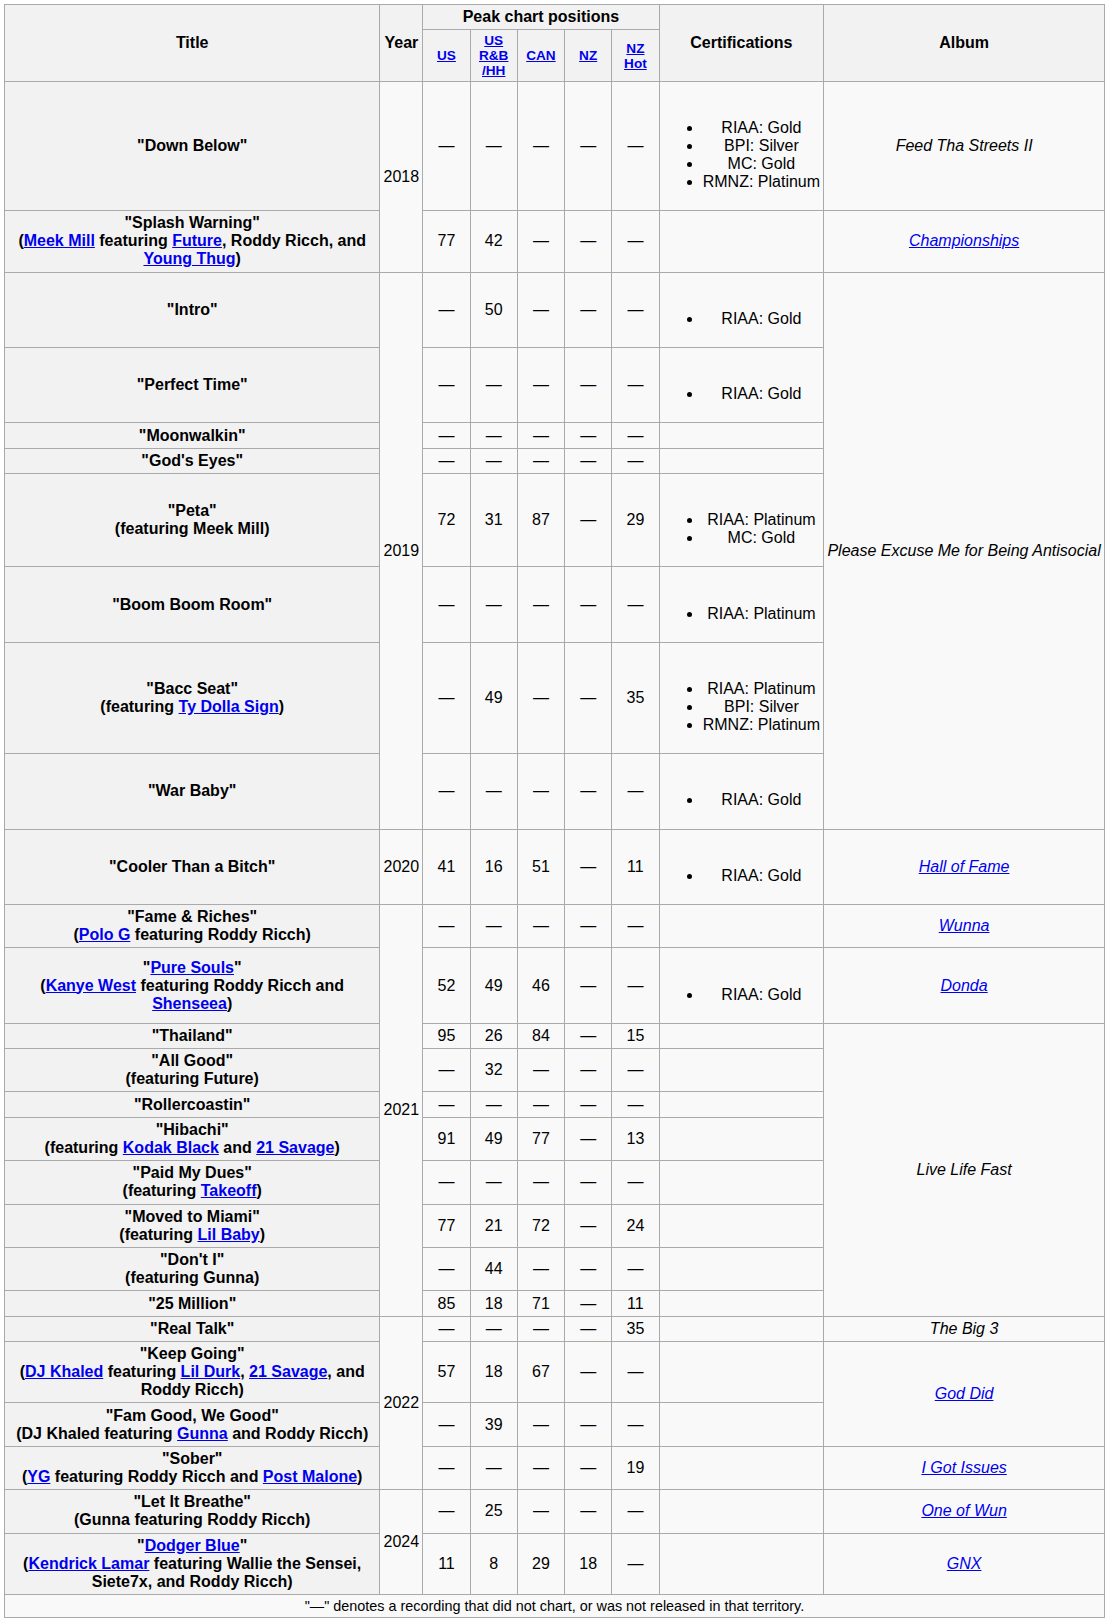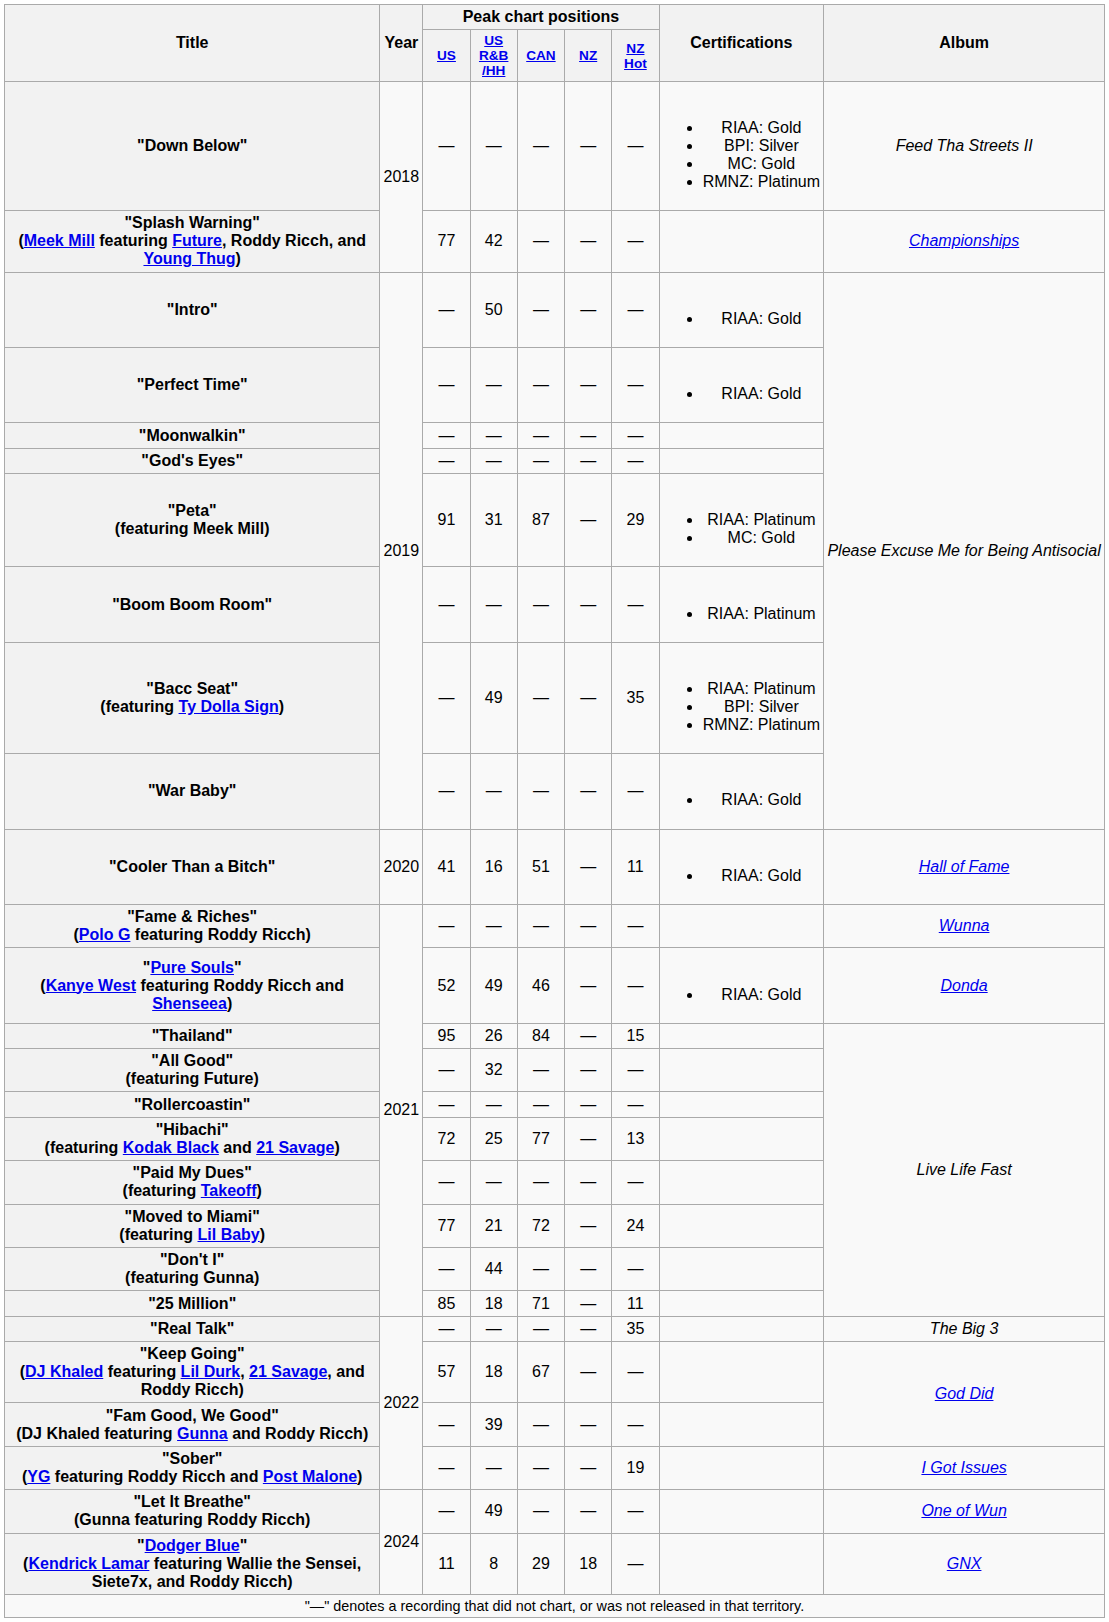(446, 520) 72 -> (446, 520) 91
(446, 1138) 91 -> (446, 1138) 72
(494, 1138) 49 -> (494, 1138) 25
(494, 1511) 25 -> (494, 1511) 49
